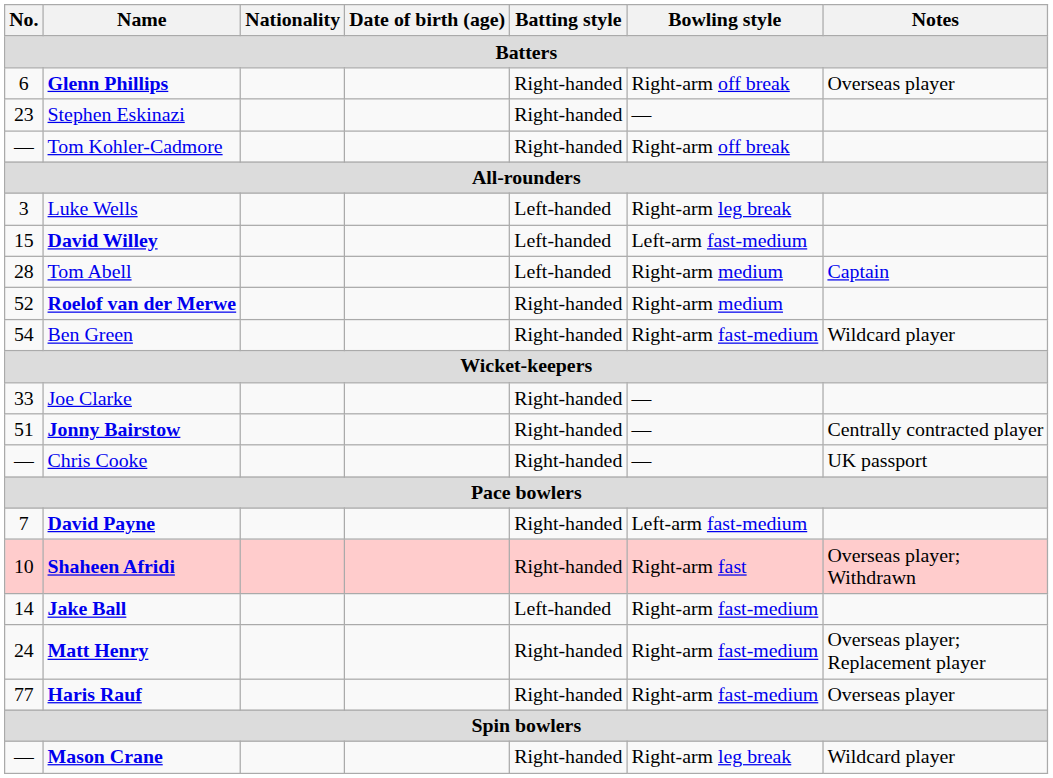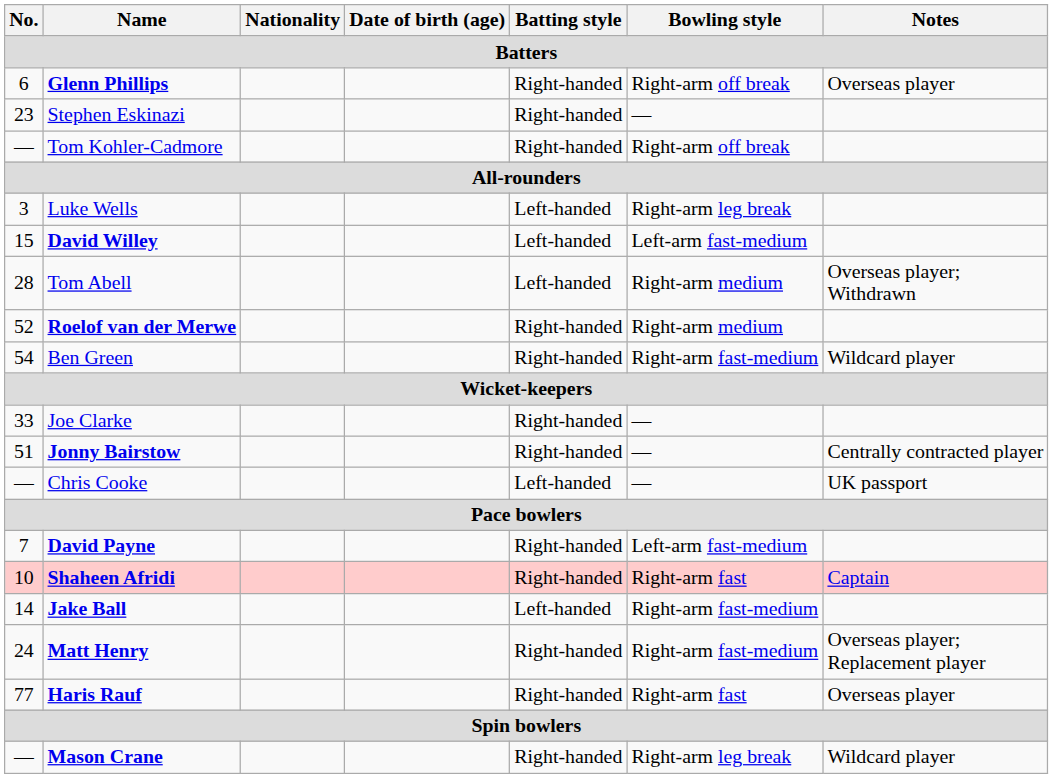(858, 271) Captain -> (894, 283) Overseas player; Withdrawn
(568, 460) Right-handed -> (563, 483) Left-handed
(894, 566) Overseas player; Withdrawn -> (858, 577) Captain
(725, 694) Right-arm fast-medium -> (689, 694) Right-arm fast
